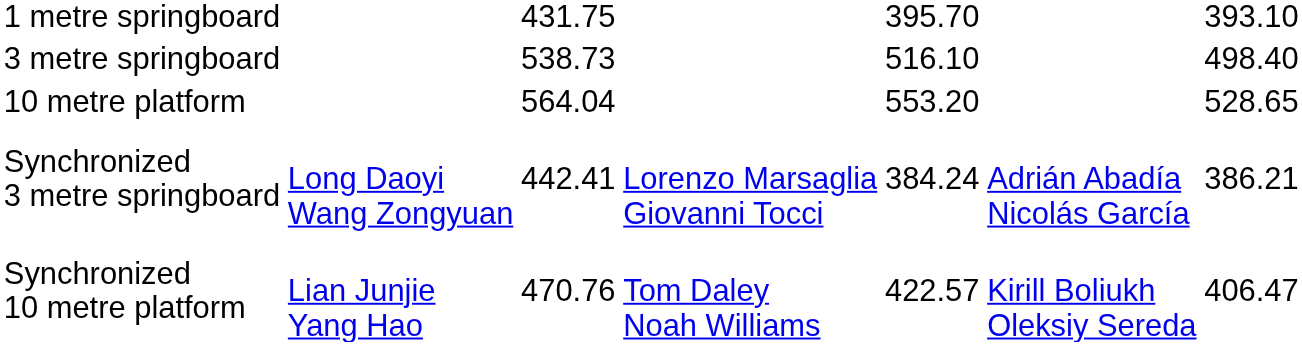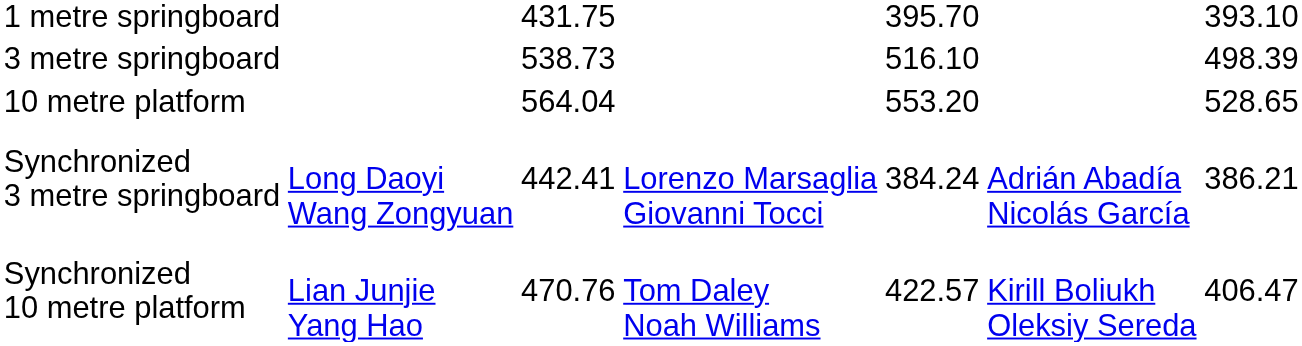(1251, 59) 498.40 -> (1251, 59) 498.39
